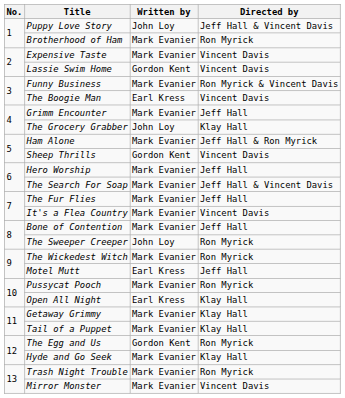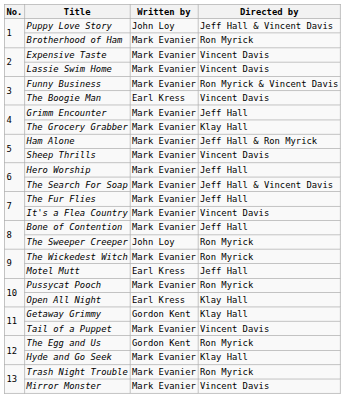(161, 69) Gordon Kent -> (164, 69) Mark Evanier
(153, 127) John Loy -> (164, 127) Mark Evanier
(161, 156) Gordon Kent -> (164, 156) Mark Evanier
(164, 314) Mark Evanier -> (161, 314) Gordon Kent
(224, 329) Klay Hall -> (235, 329) Vincent Davis
